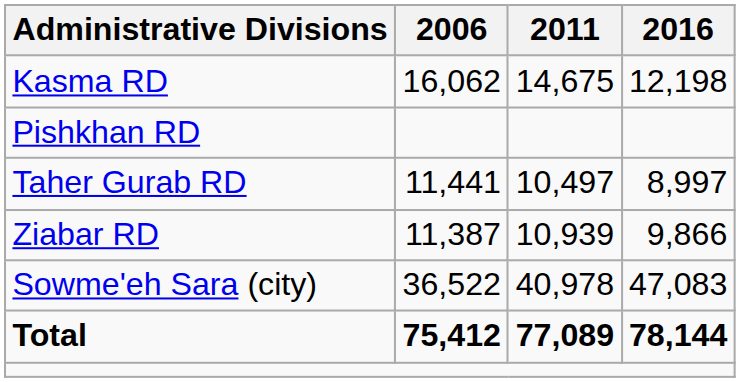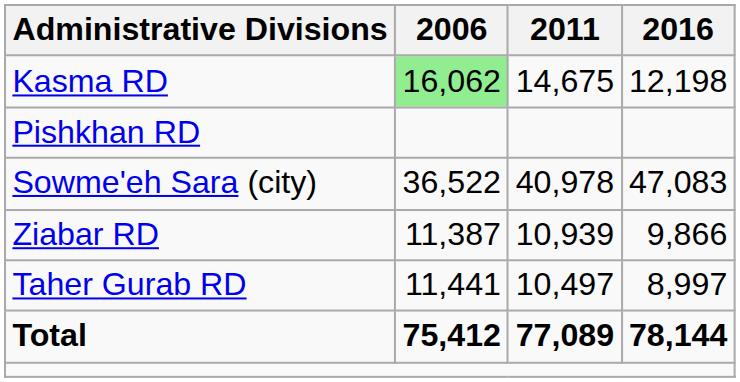(452, 81) no background -> (452, 81) lightgreen background
rows swapped: (129, 183) <-> (165, 285)
